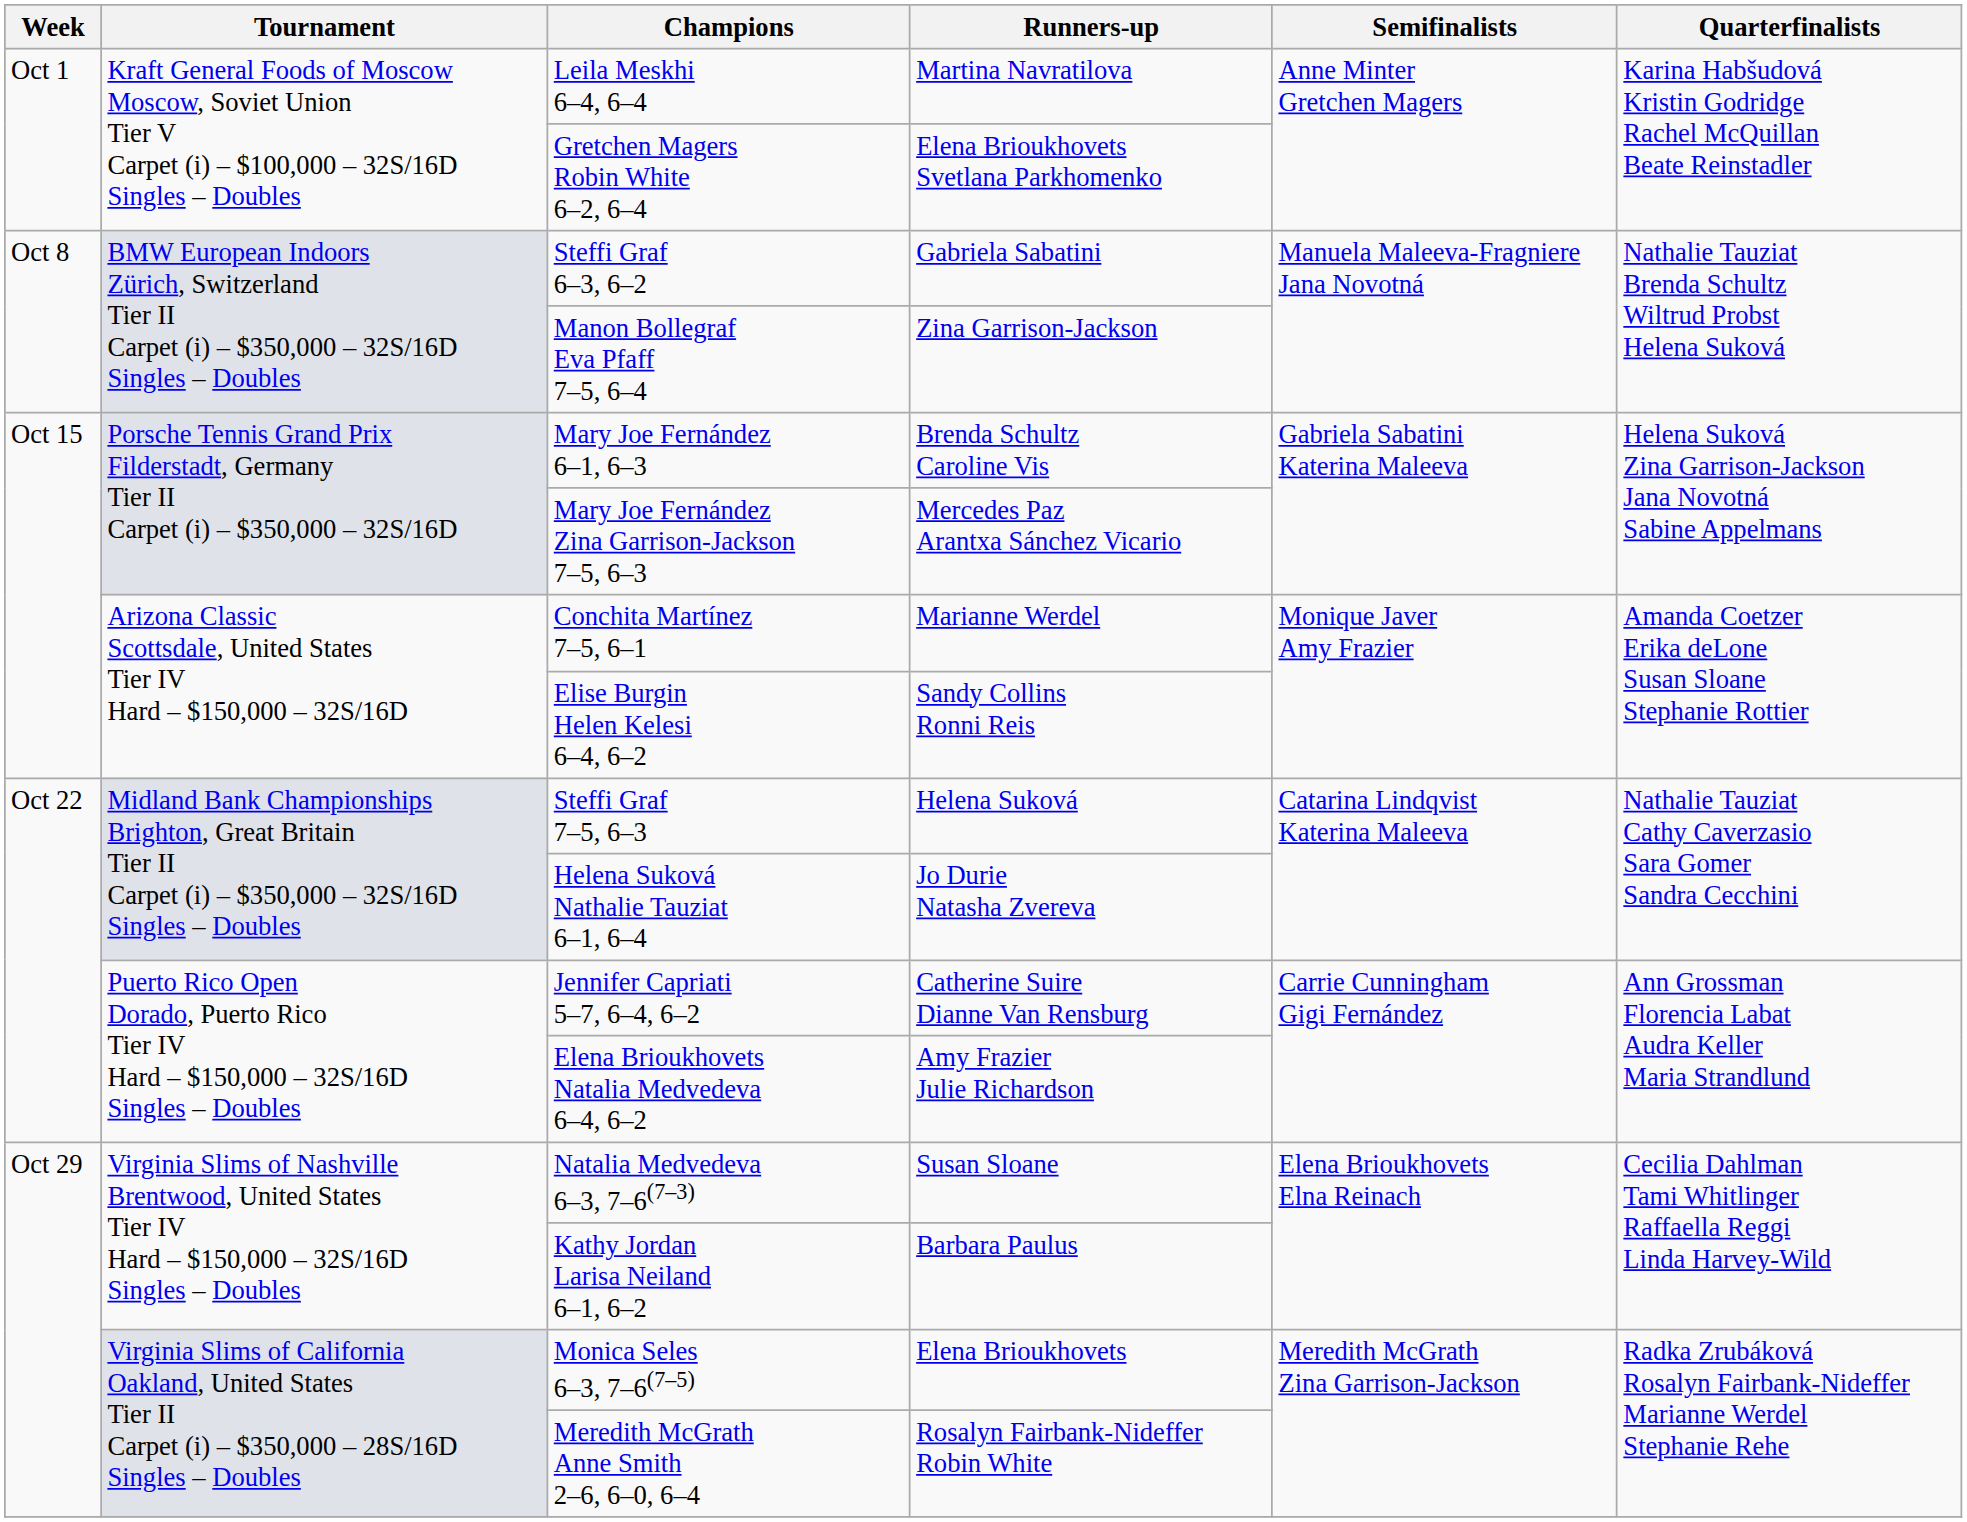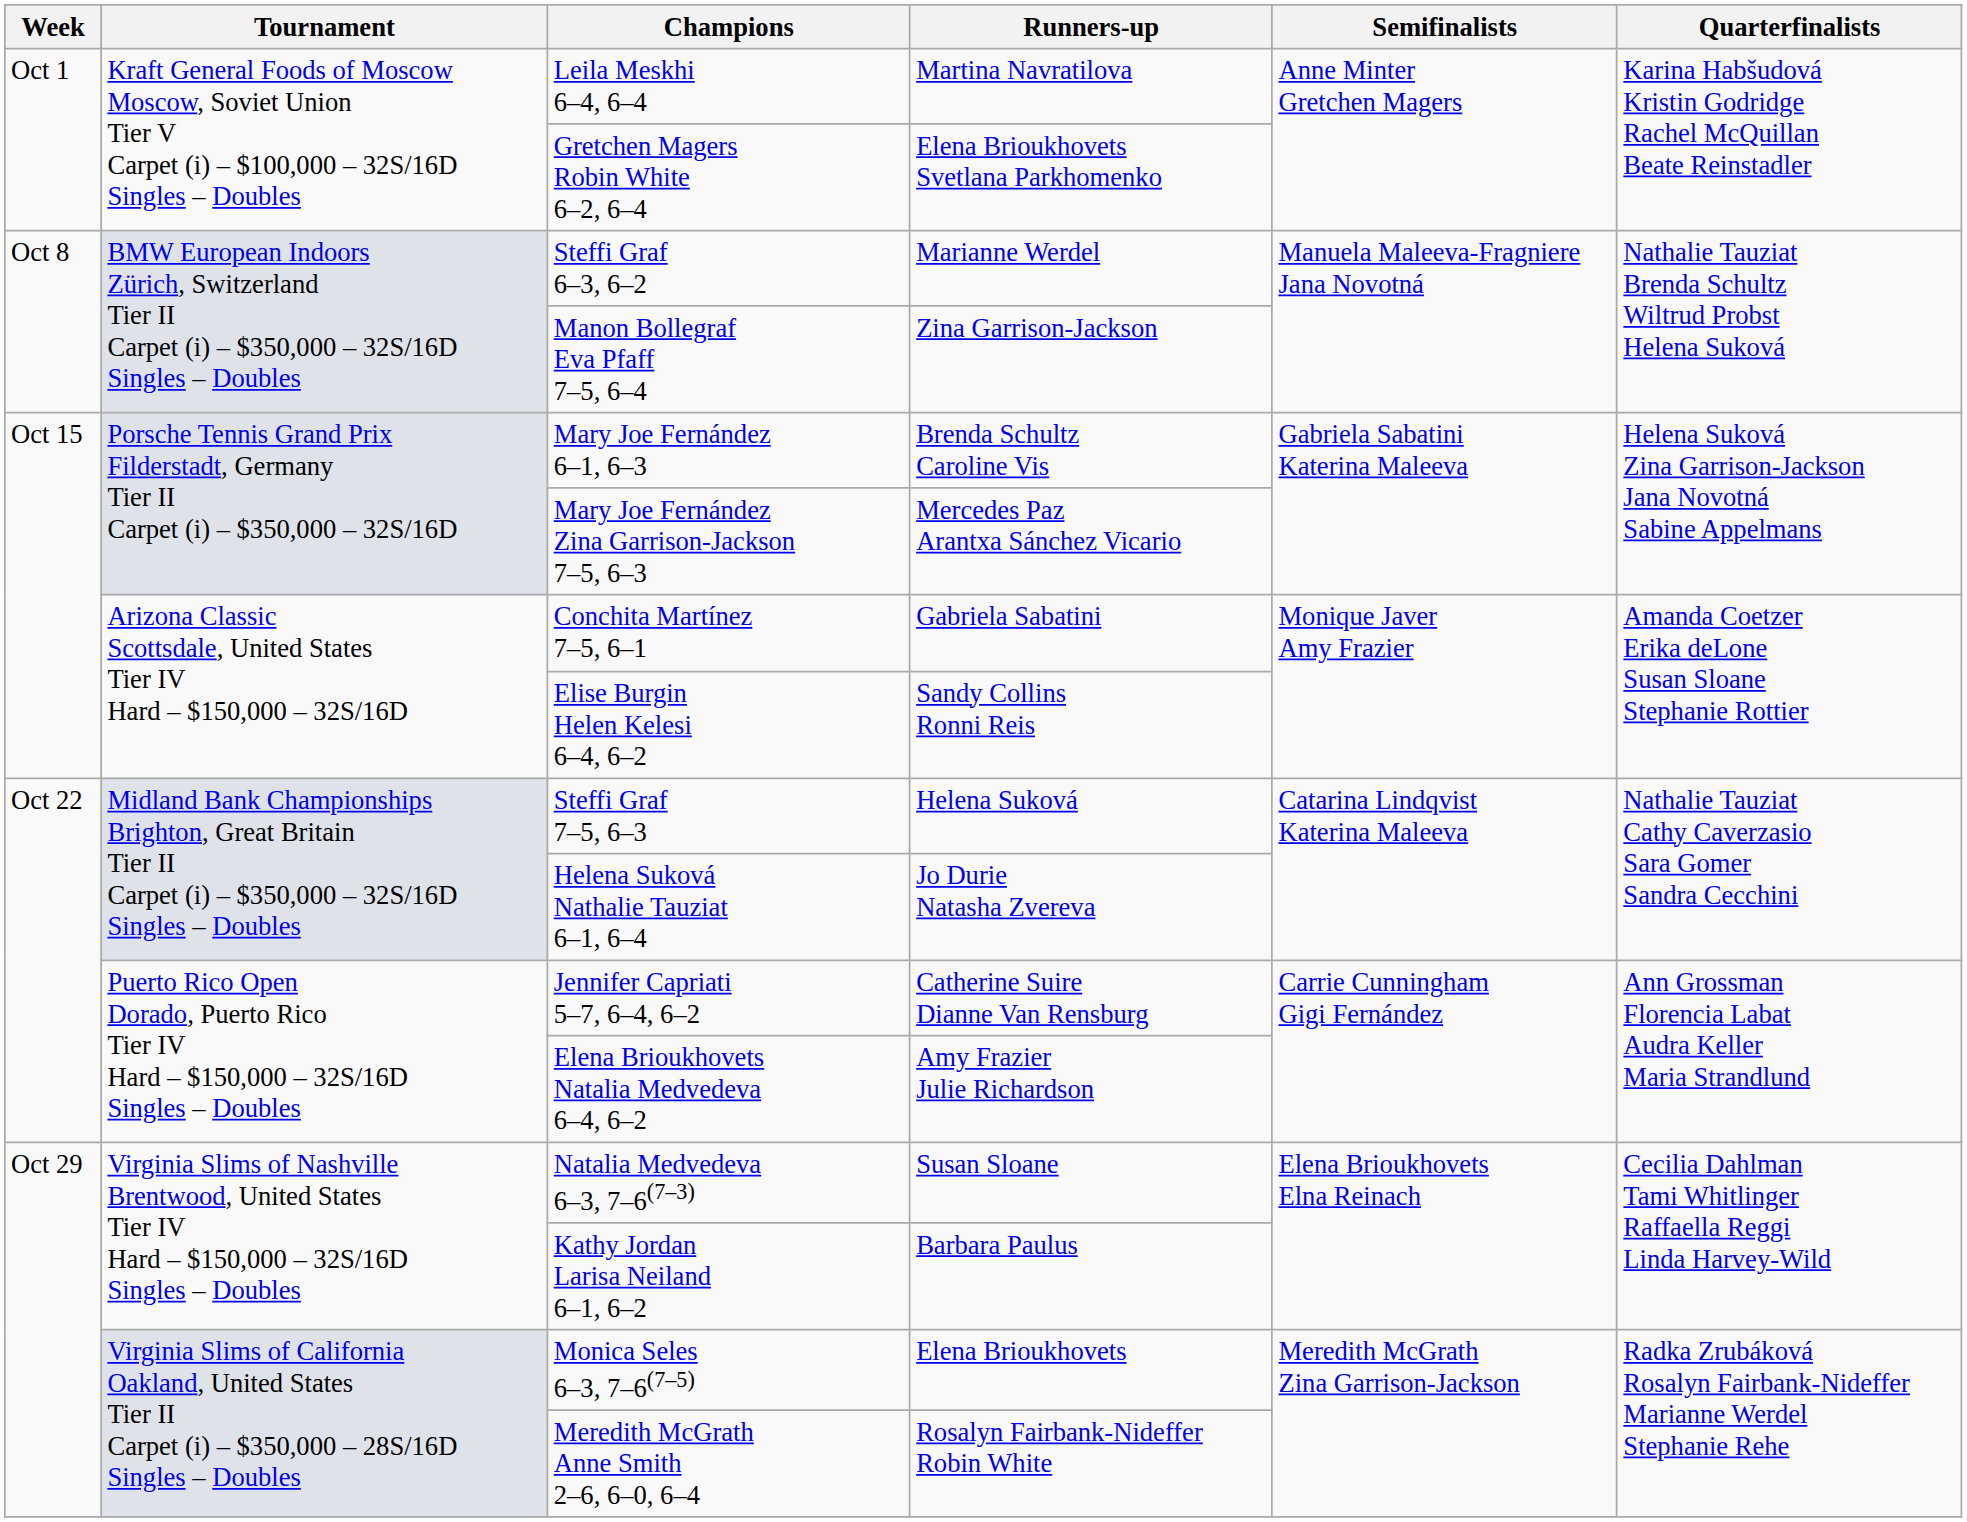(1009, 252) Gabriela Sabatini -> (1008, 252) Marianne Werdel
(1008, 617) Marianne Werdel -> (1009, 617) Gabriela Sabatini
